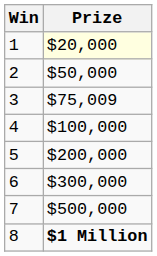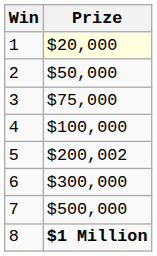(82, 100) $75,009 -> (82, 100) $75,000
(87, 155) $200,000 -> (87, 155) $200,002
